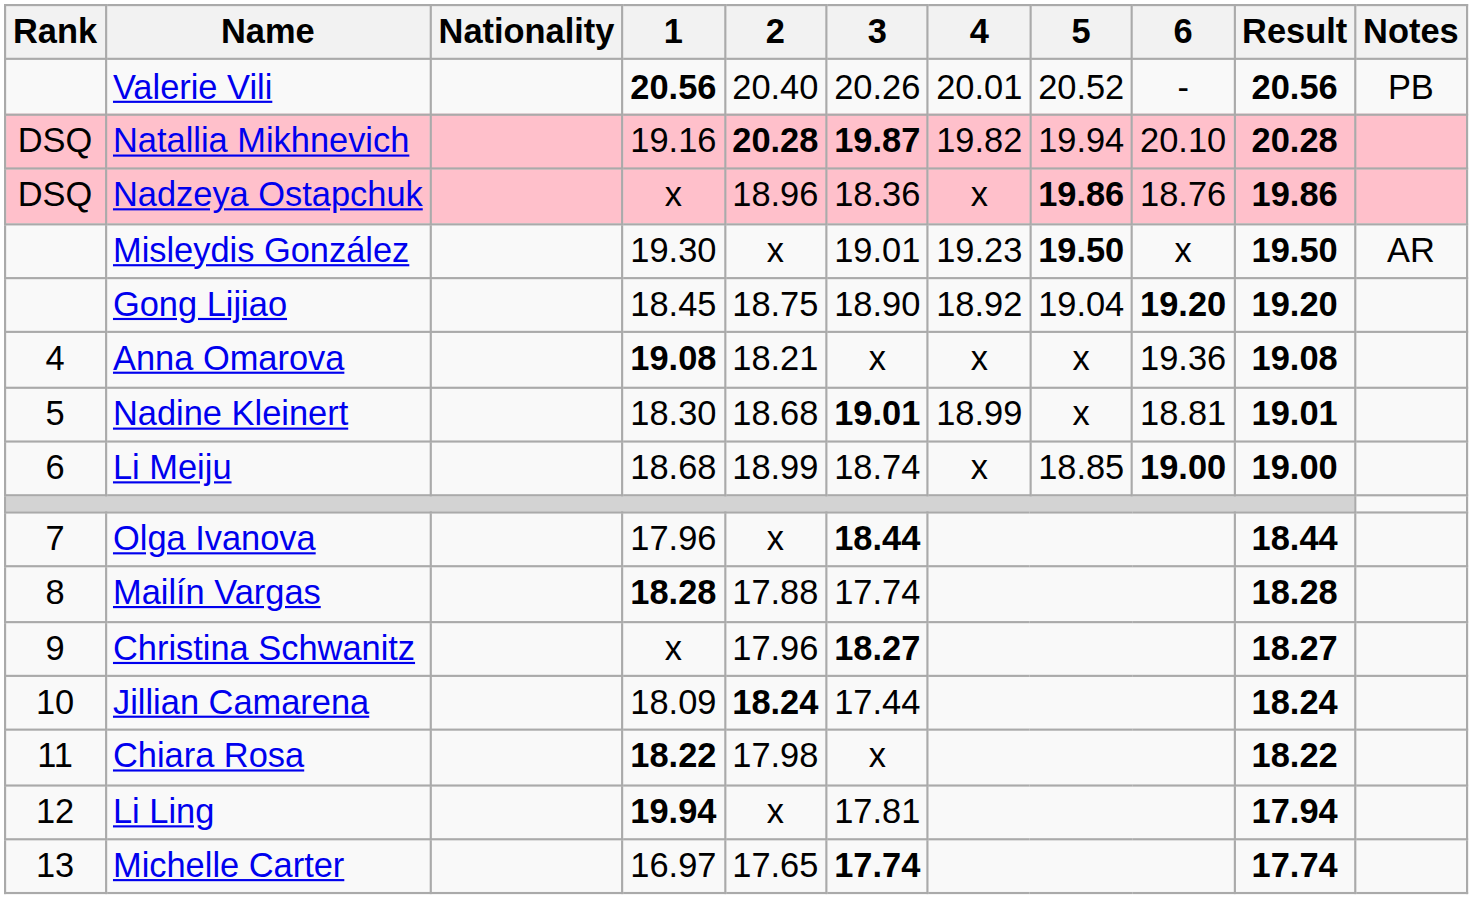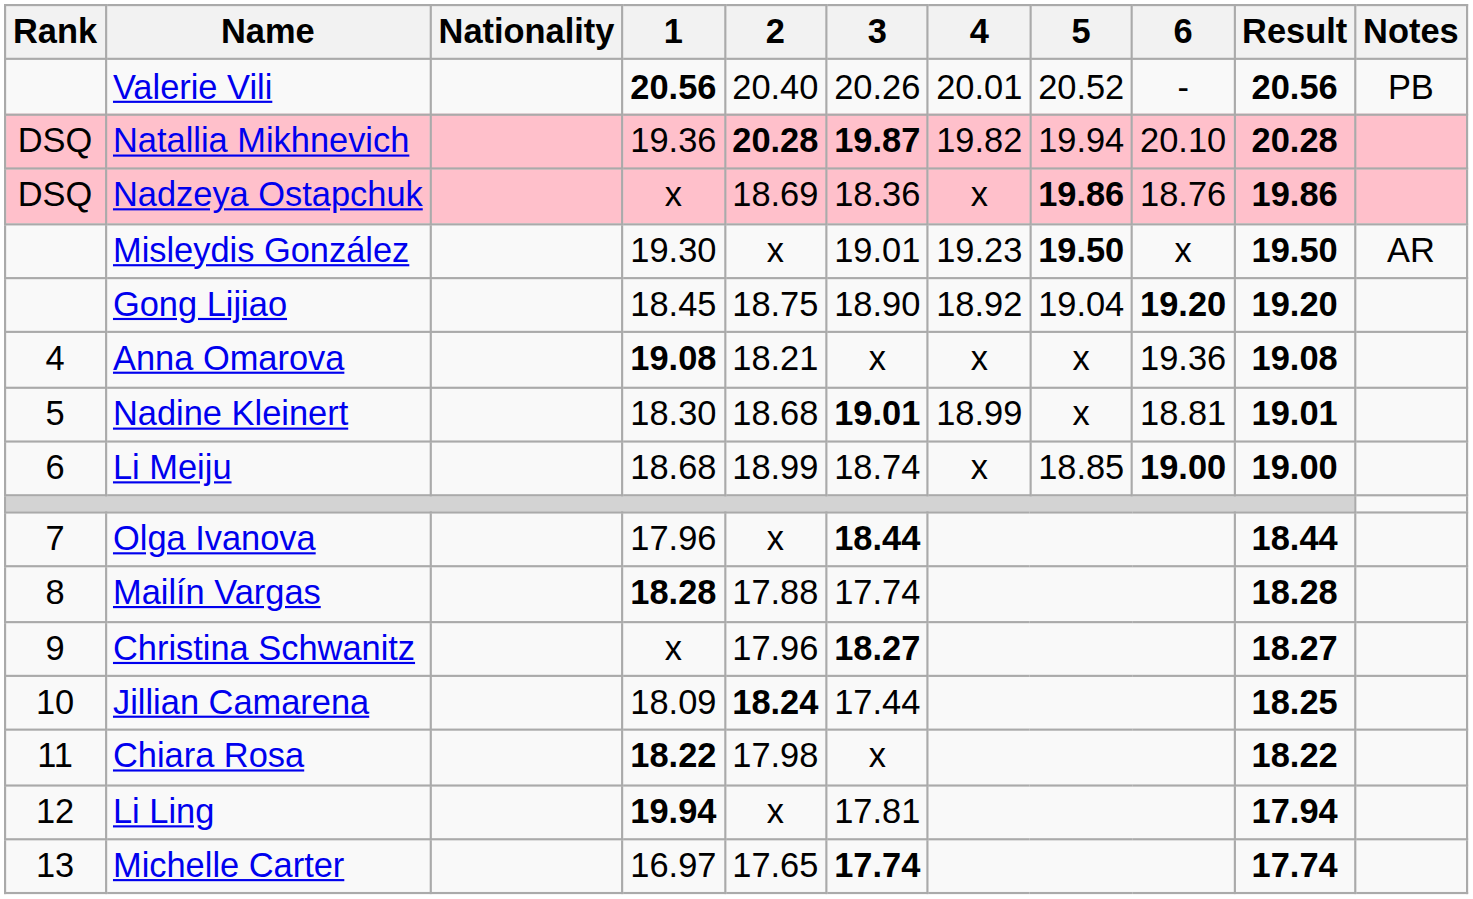(673, 140) 19.16 -> (673, 140) 19.36
(775, 195) 18.96 -> (775, 195) 18.69
(1295, 702) 18.24 -> (1295, 702) 18.25
